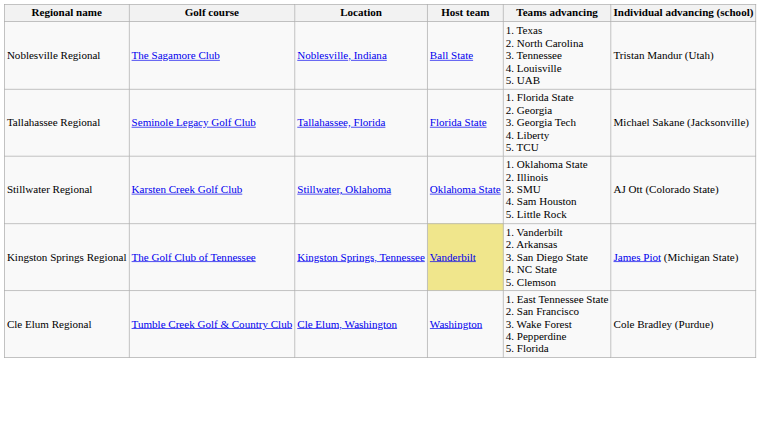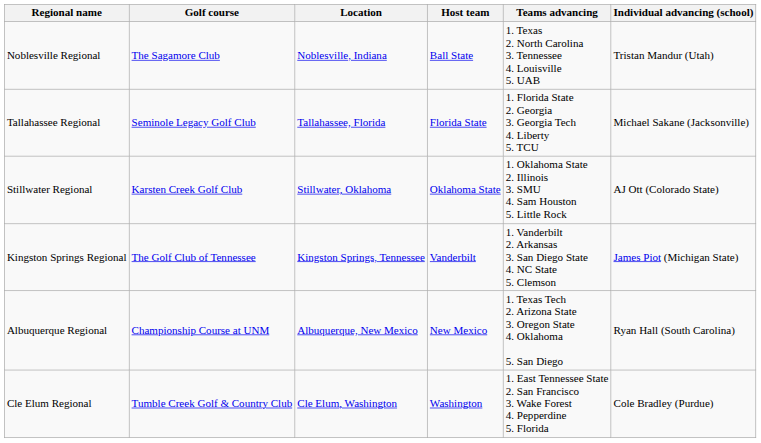(453, 257) khaki background -> (453, 257) no background
+ row: (57, 330)
